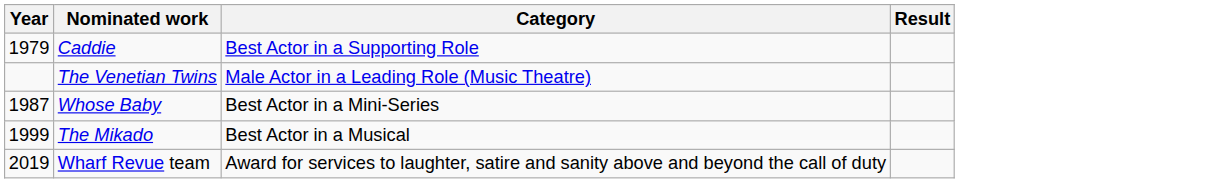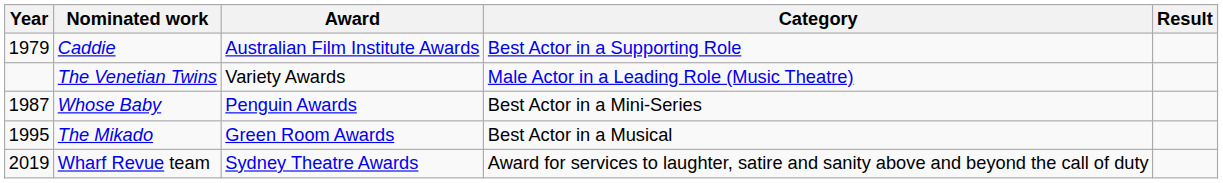+ column: (352, 18)
(29, 134) 1999 -> (29, 134) 1995
